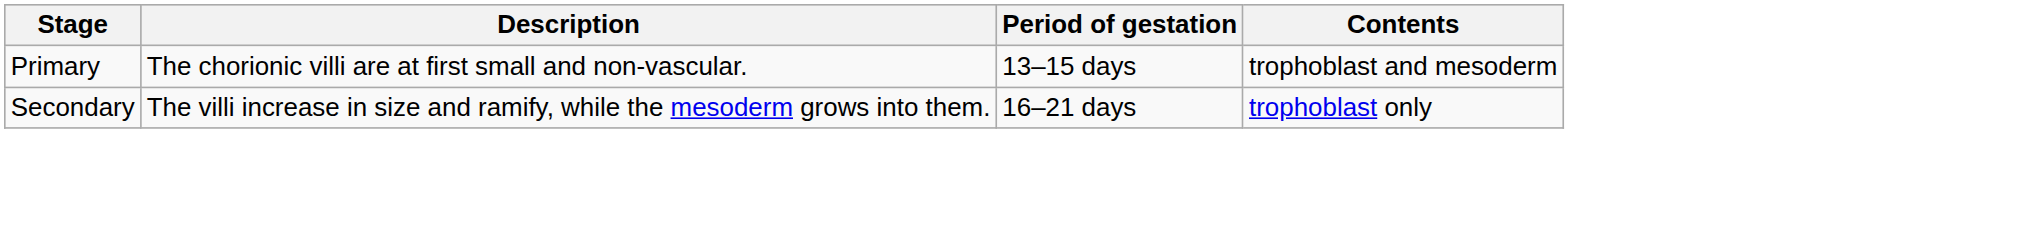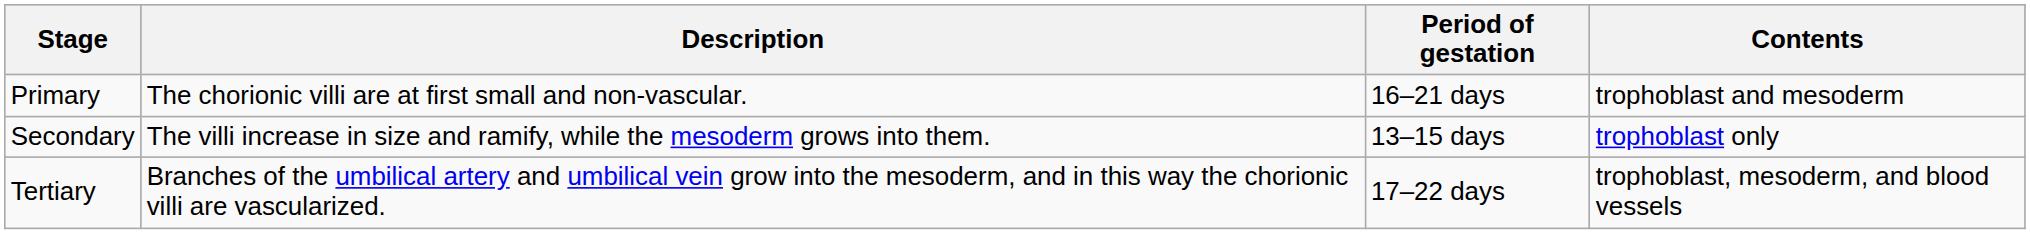(1069, 66) 13–15 days -> (1438, 95) 16–21 days
(1069, 107) 16–21 days -> (1438, 136) 13–15 days
+ row: (53, 192)
